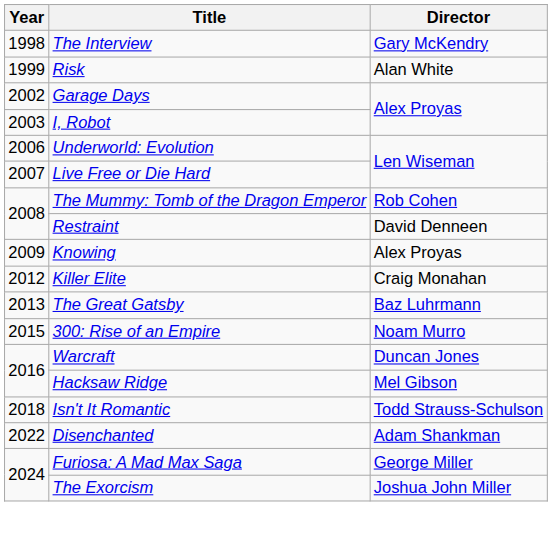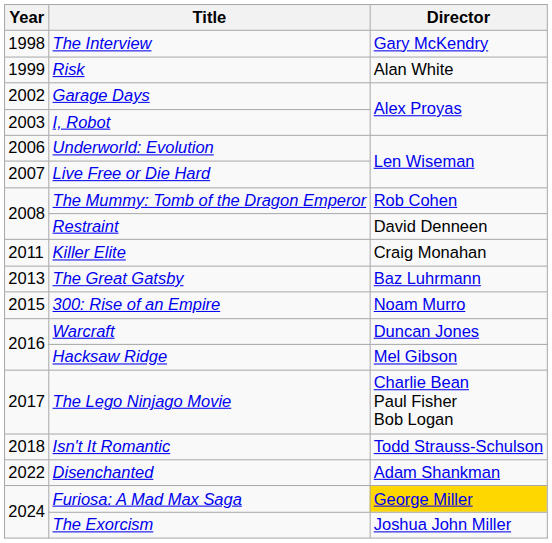- row: (84, 252)
(27, 278) 2012 -> (26, 252) 2011
+ row: (142, 402)
(423, 461) no background -> (423, 498) gold background
